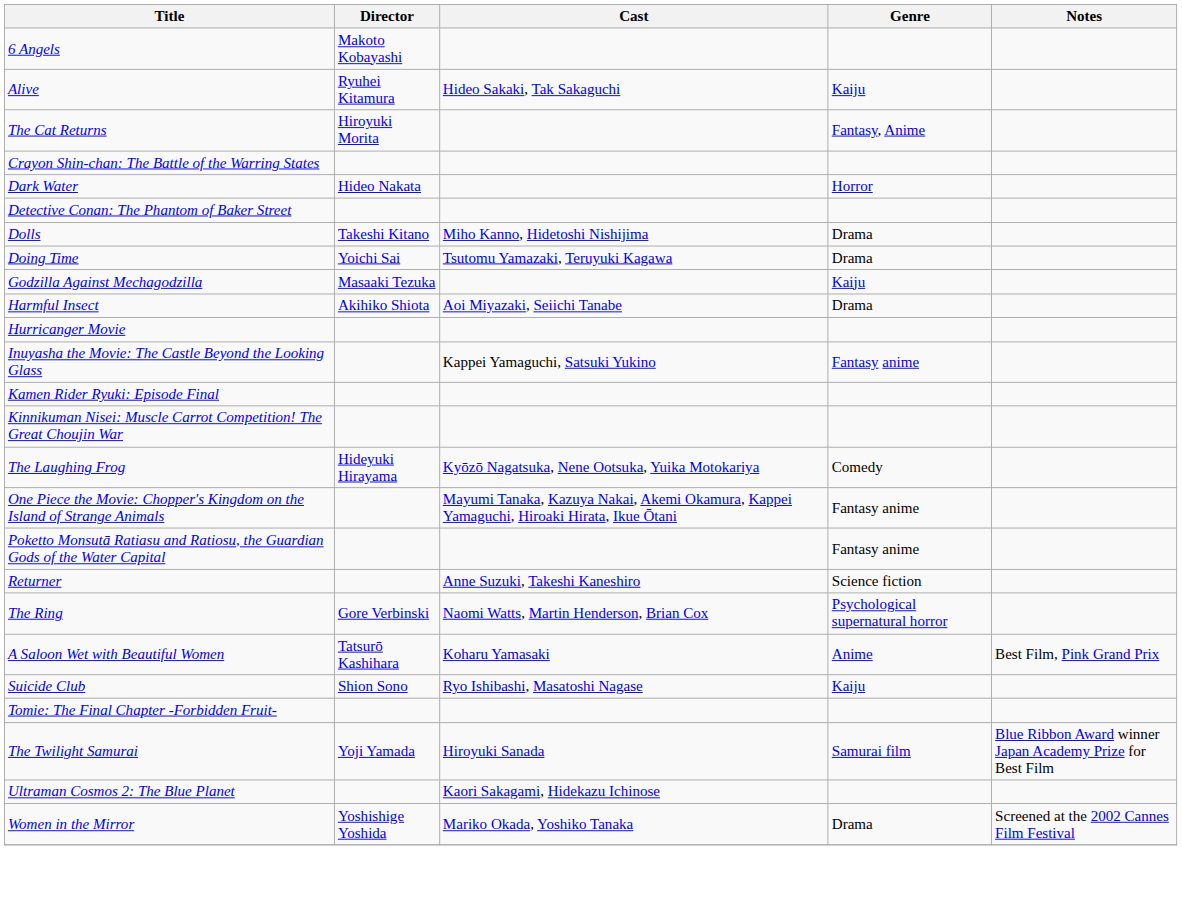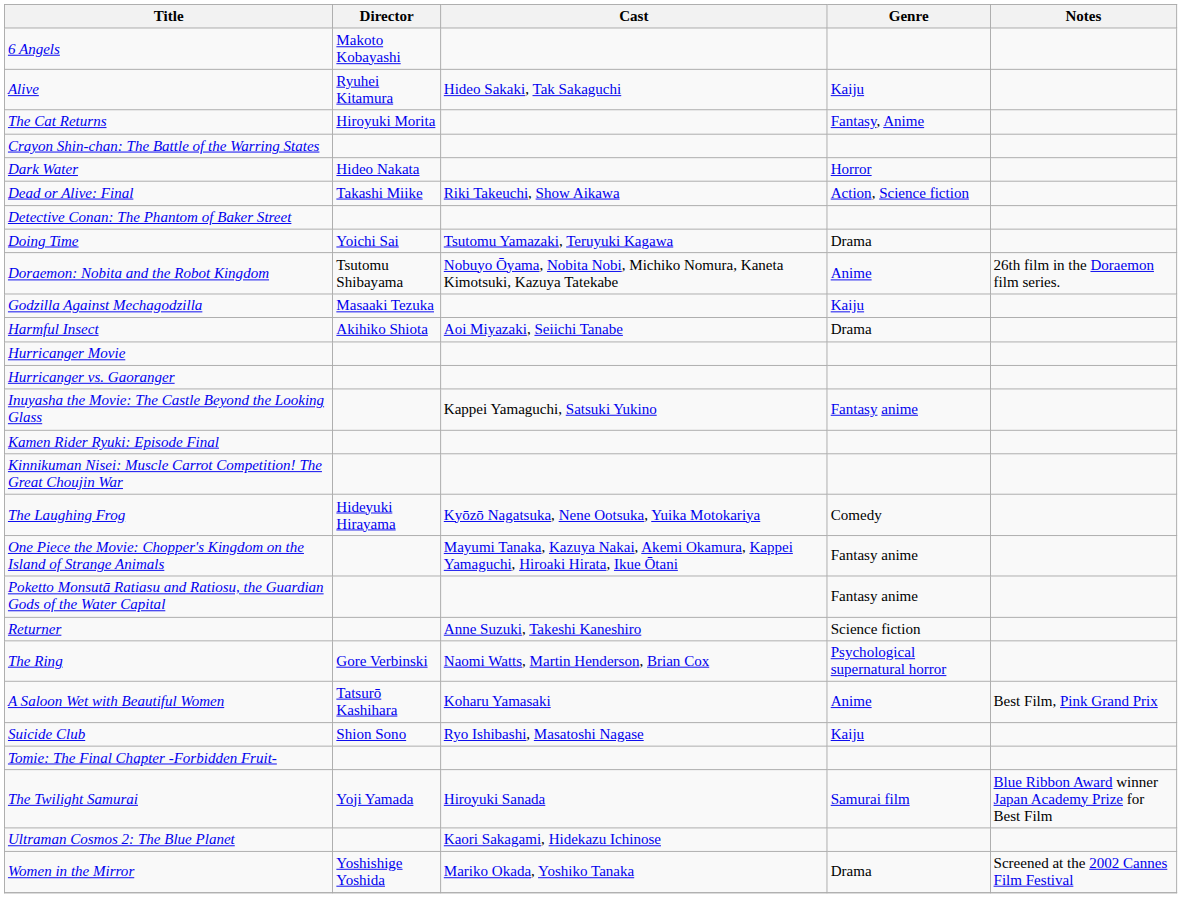+ row: (71, 193)
- row: (24, 234)
+ row: (138, 273)
+ row: (91, 377)
